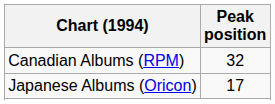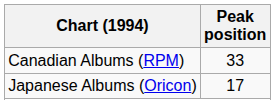(235, 60) 32 -> (235, 60) 33
